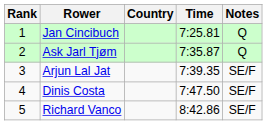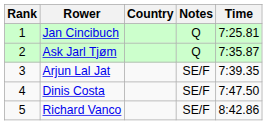columns swapped: (199, 14) <-> (242, 14)
